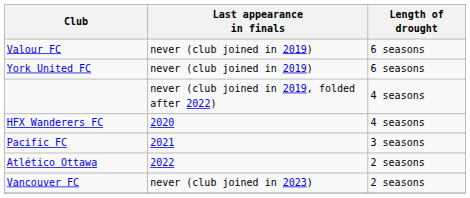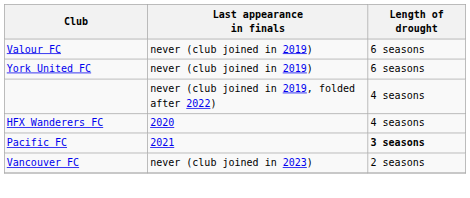(398, 143) normal -> (398, 143) bold
- row: (52, 163)
